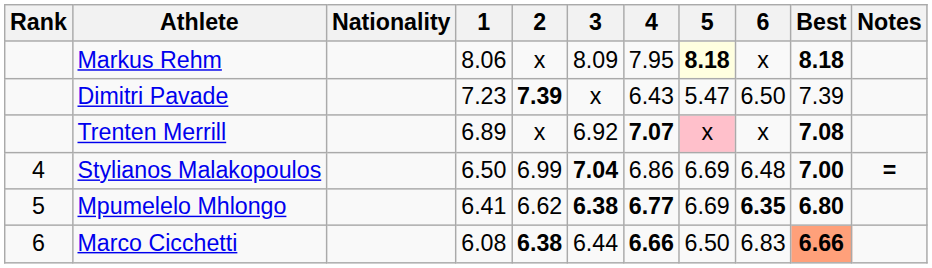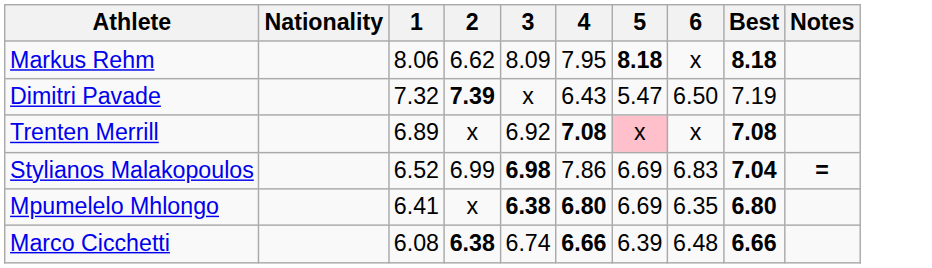- column: (38, 22)
(540, 59) x -> (472, 59) 6.62
(707, 59) lightyellow background -> (640, 59) no background
(484, 96) 7.23 -> (416, 96) 7.32
(821, 96) 7.39 -> (754, 96) 7.19
(651, 133) 7.07 -> (584, 133) 7.08
(484, 170) 6.50 -> (416, 170) 6.52
(595, 170) 7.04 -> (528, 170) 6.98
(651, 170) 6.86 -> (584, 170) 7.86
(763, 170) 6.48 -> (696, 170) 6.83
(821, 170) 7.00 -> (754, 170) 7.04
(540, 206) 6.62 -> (472, 206) x
(651, 206) 6.77 -> (584, 206) 6.80
(763, 206) bold -> (696, 206) normal
(595, 243) 6.44 -> (528, 243) 6.74
(707, 243) 6.50 -> (640, 243) 6.39
(763, 243) 6.83 -> (696, 243) 6.48
(821, 243) lightsalmon background -> (754, 243) no background
